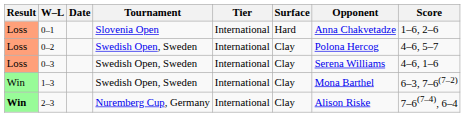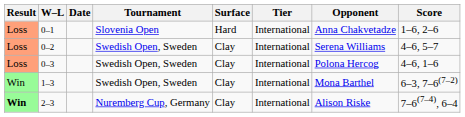columns swapped: (242, 13) <-> (292, 13)
(347, 47) Polona Hercog -> (350, 47) Serena Williams
(350, 64) Serena Williams -> (347, 64) Polona Hercog
